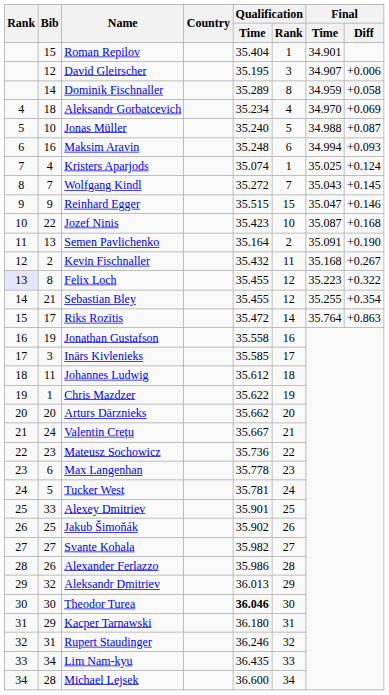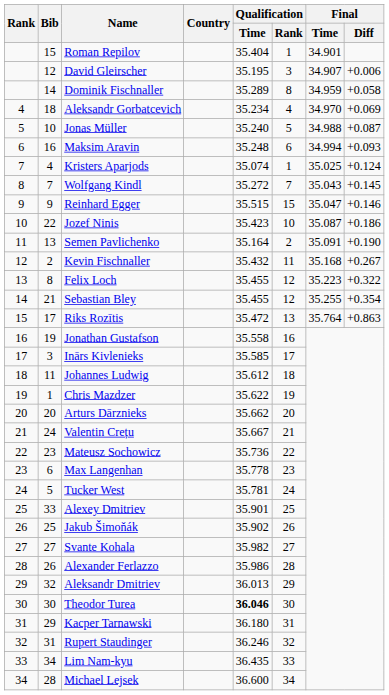(364, 223) +0.168 -> (364, 223) +0.186
(21, 280) lavender background -> (21, 280) no background
(289, 318) 14 -> (289, 318) 13
